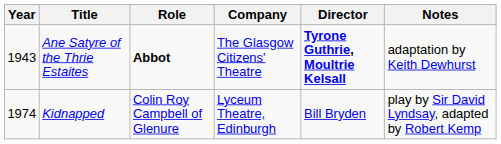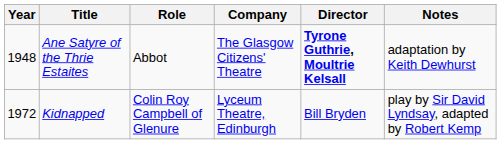(22, 57) 1943 -> (22, 57) 1948
(152, 57) bold -> (150, 57) normal
(22, 114) 1974 -> (22, 114) 1972
